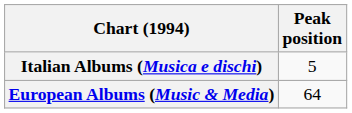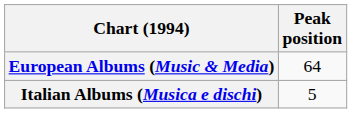rows swapped: (141, 94) <-> (141, 66)
